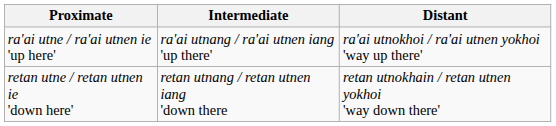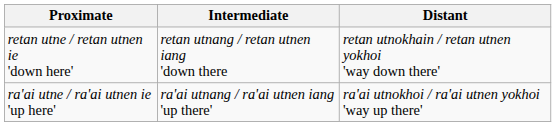rows swapped: (79, 46) <-> (75, 93)
